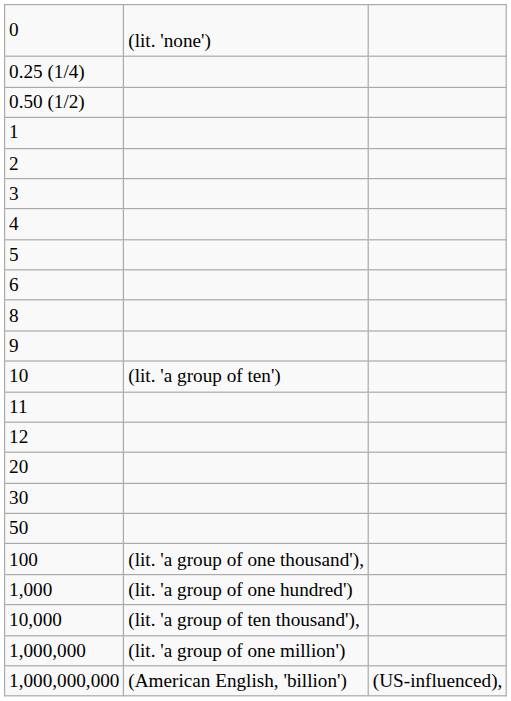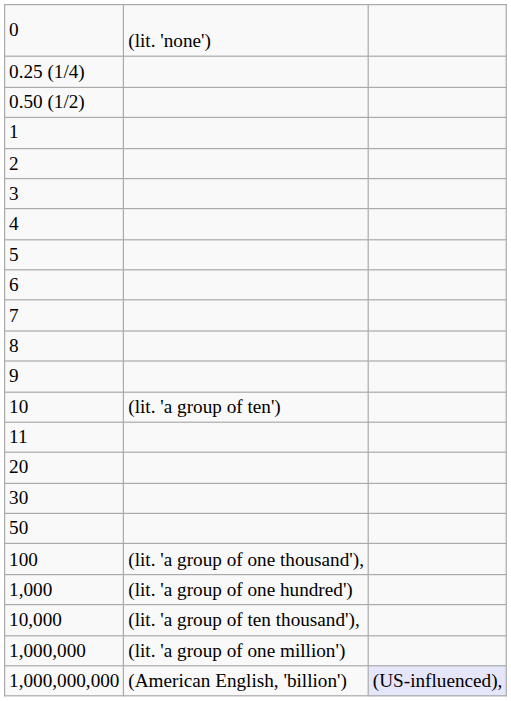+ row: (14, 315)
- row: (19, 437)
(438, 680) no background -> (438, 680) lavender background
